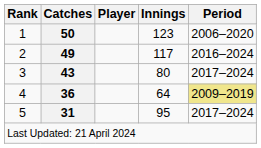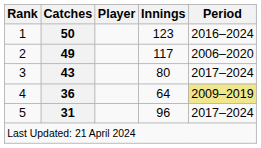(222, 34) 2006–2020 -> (222, 34) 2016–2024
(222, 53) 2016–2024 -> (222, 53) 2006–2020
(163, 113) 95 -> (163, 113) 96
